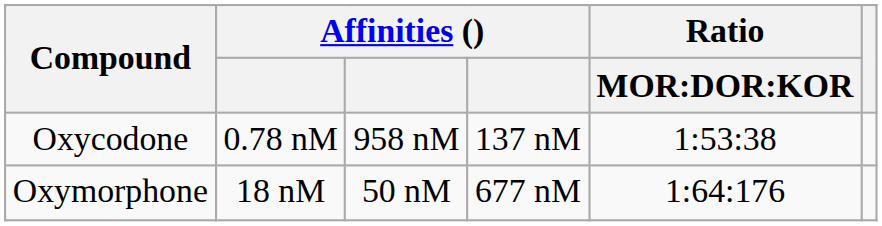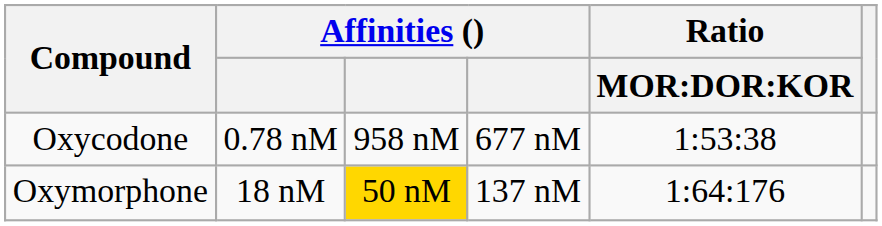(528, 138) 137 nM -> (528, 138) 677 nM
(406, 191) no background -> (406, 191) gold background
(528, 191) 677 nM -> (528, 191) 137 nM
